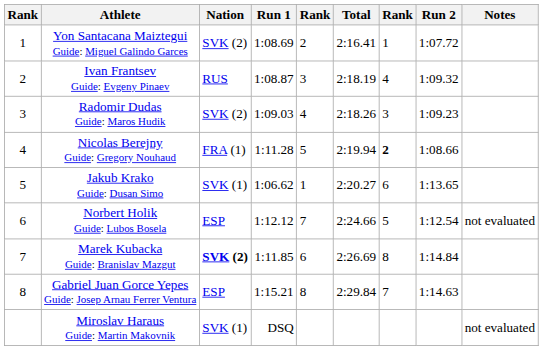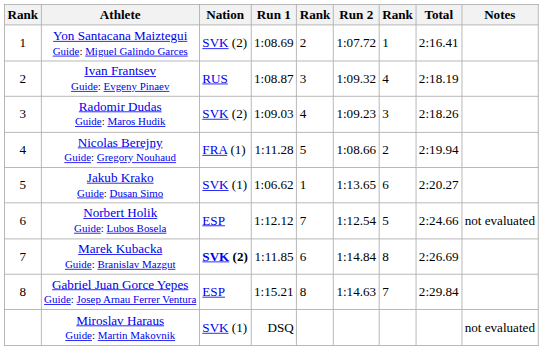columns swapped: (439, 14) <-> (356, 14)
(385, 149) bold -> (385, 149) normal
